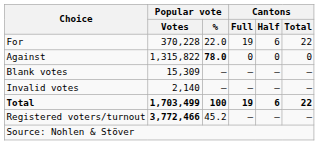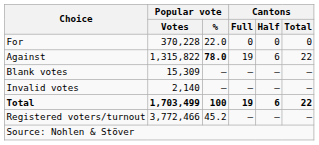(248, 42) 19 -> (250, 42) 0
(277, 42) 6 -> (277, 42) 0
(306, 42) 22 -> (309, 42) 0
(250, 57) 0 -> (248, 57) 19
(277, 57) 0 -> (277, 57) 6
(309, 57) 0 -> (306, 57) 22
(175, 117) bold -> (175, 117) normal
